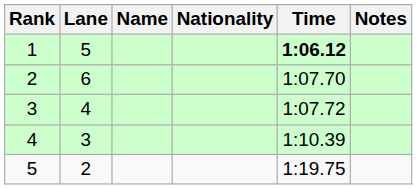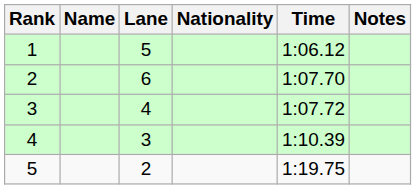columns swapped: (86, 19) <-> (142, 19)
(314, 49) bold -> (313, 49) normal
